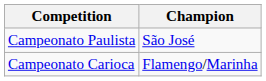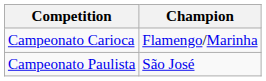rows swapped: (71, 64) <-> (72, 40)
